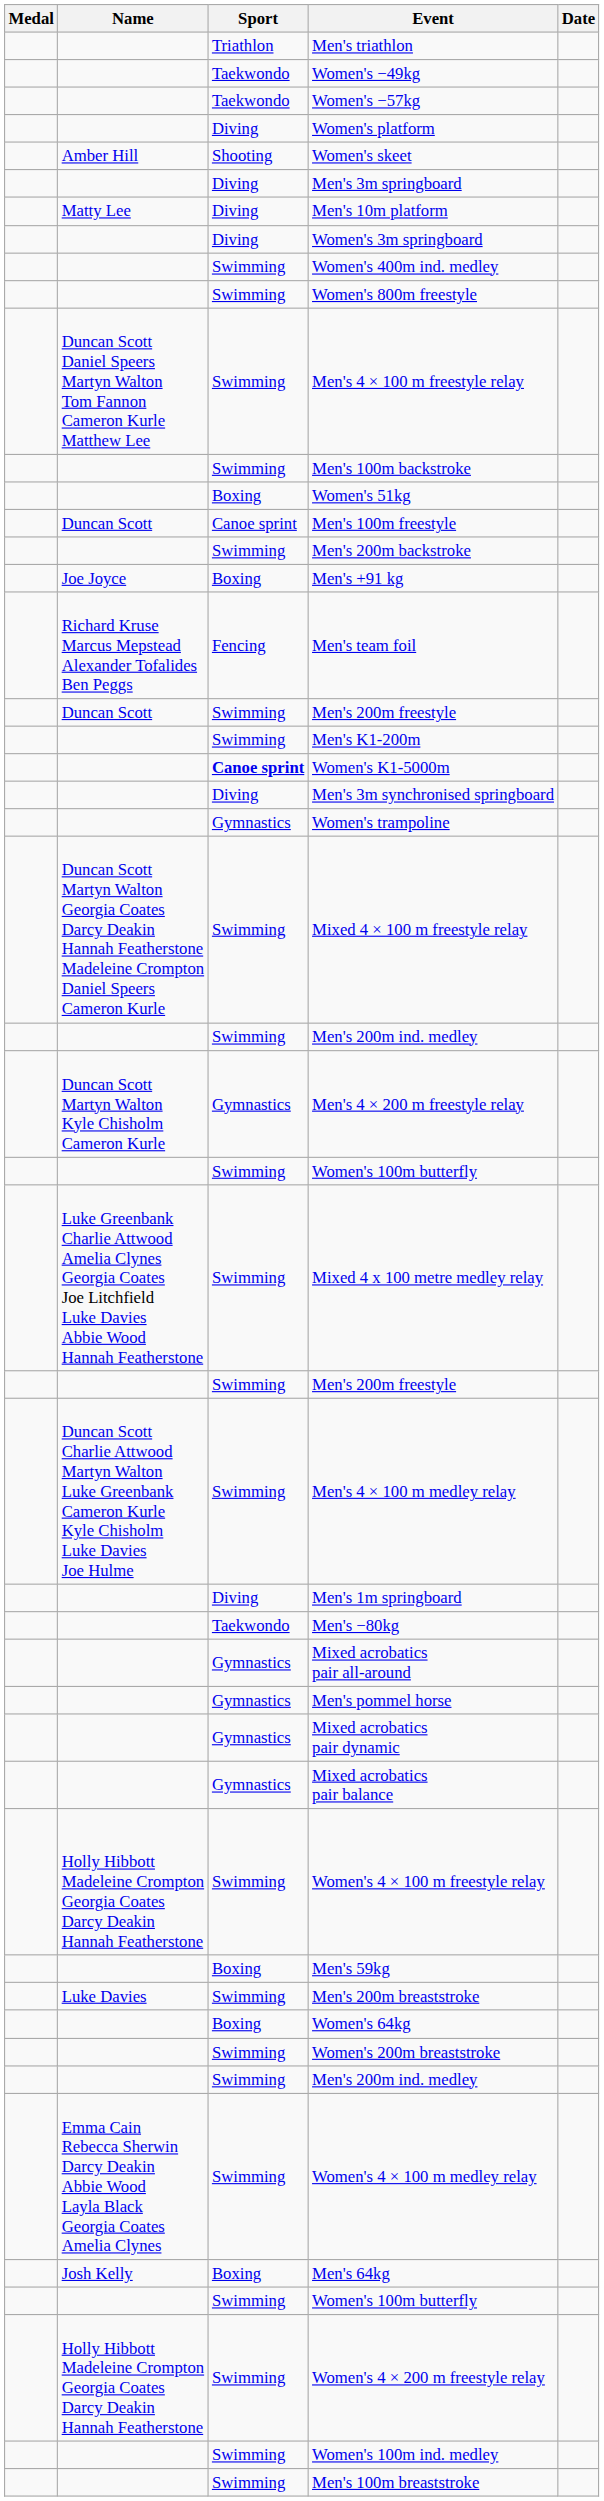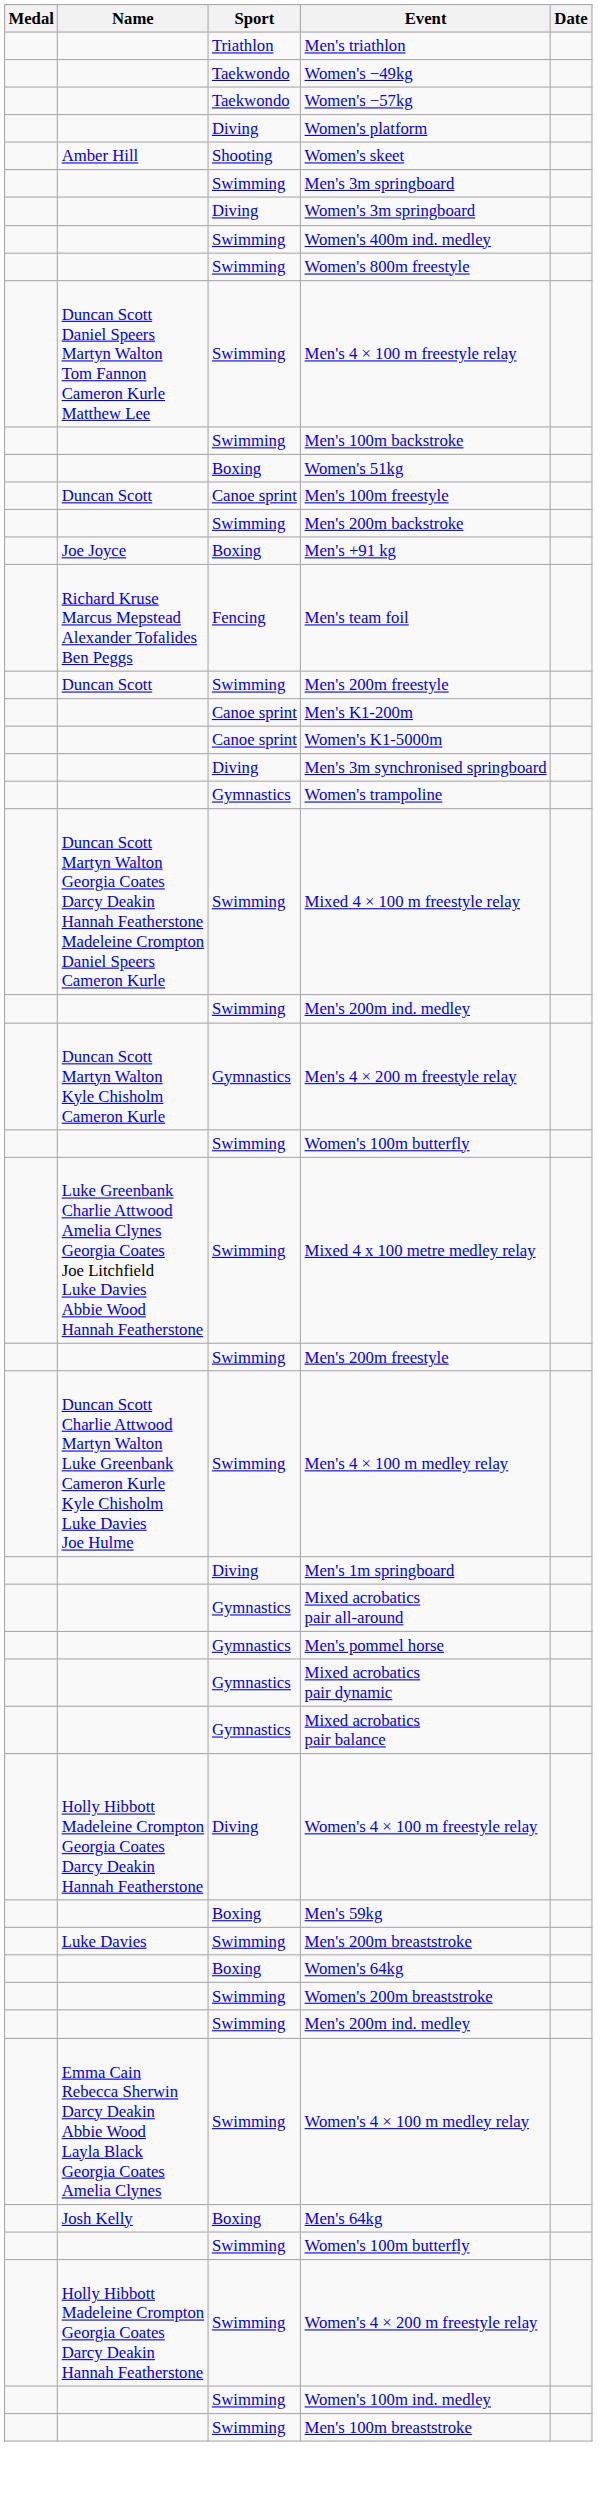(235, 183) Diving -> (249, 183) Swimming
- row: (96, 211)
(249, 740) Swimming -> (254, 712) Canoe sprint
(258, 767) bold -> (254, 740) normal
- row: (133, 1626)
(249, 1882) Swimming -> (235, 1827) Diving
